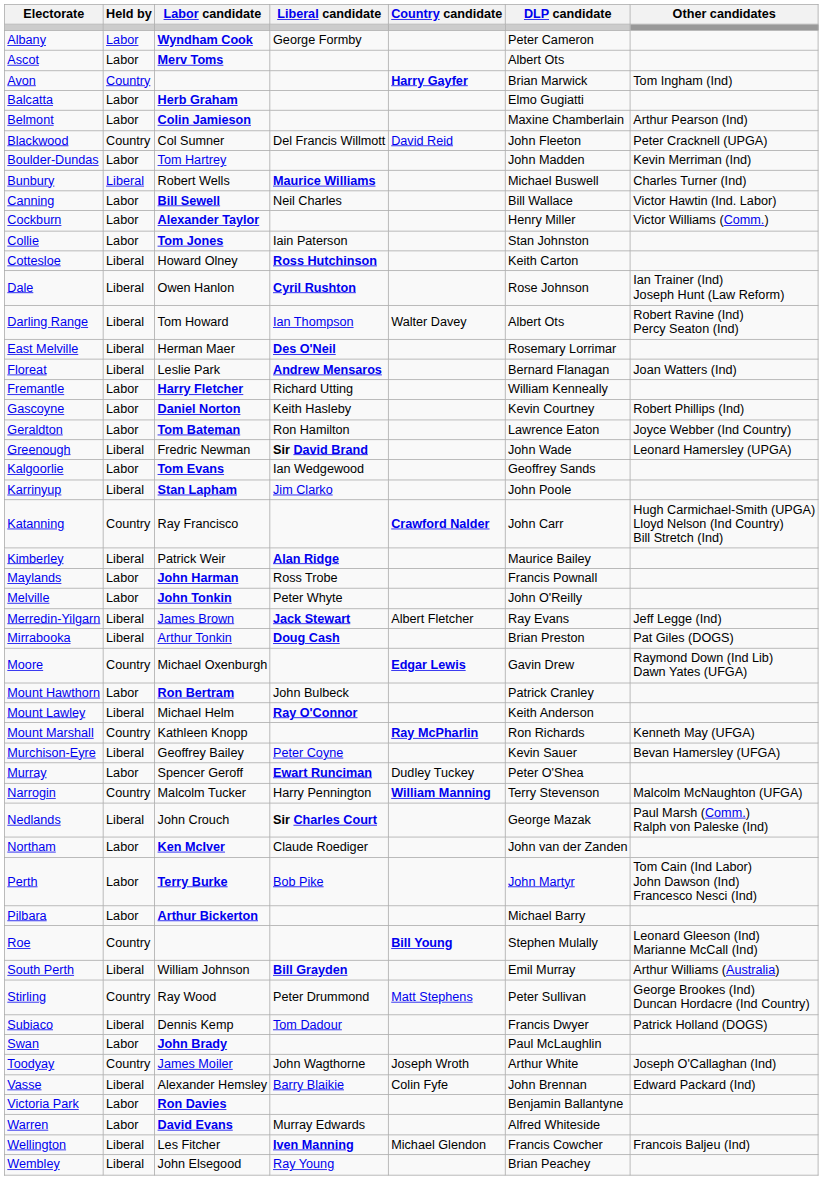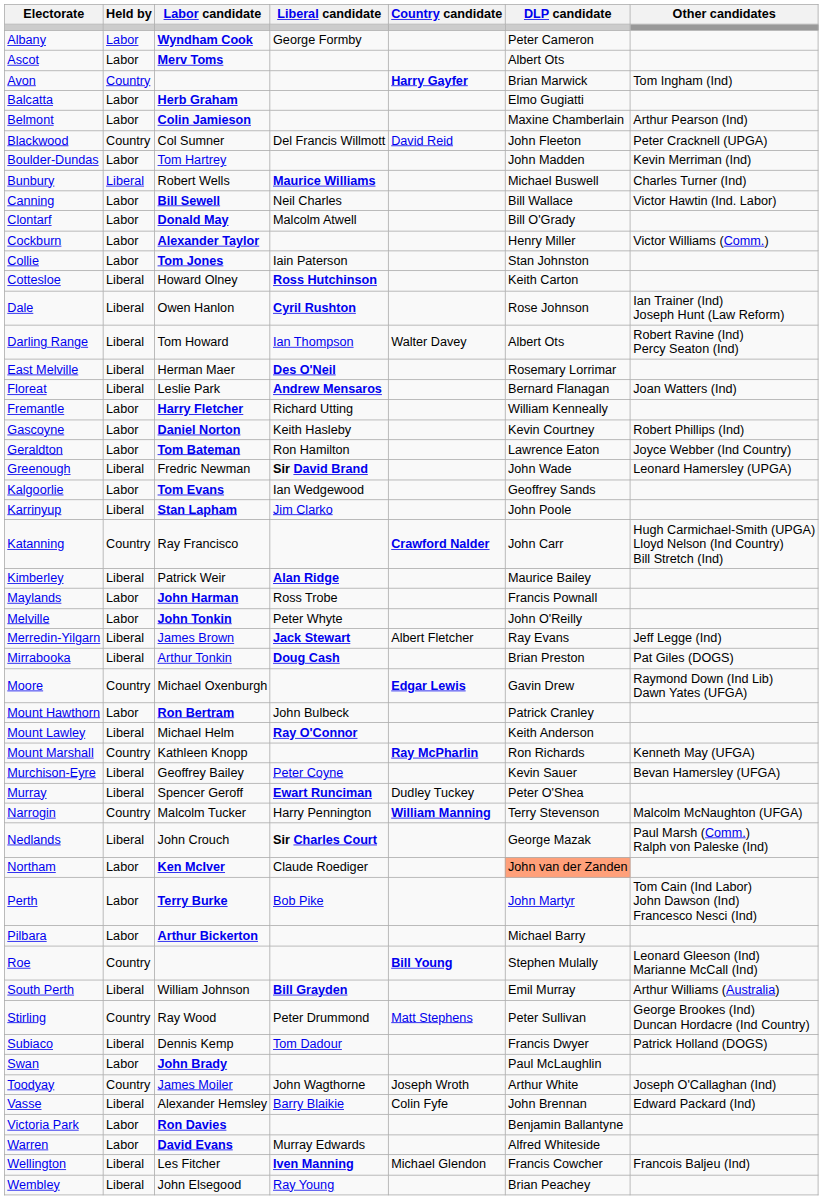+ row: (29, 220)
(122, 773) Labor -> (125, 793) Liberal
(568, 847) no background -> (568, 867) lightsalmon background
